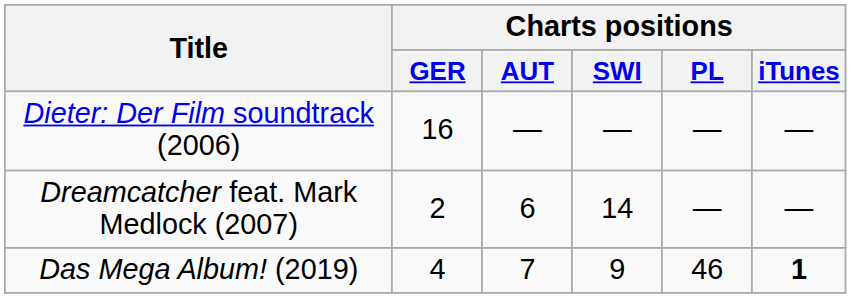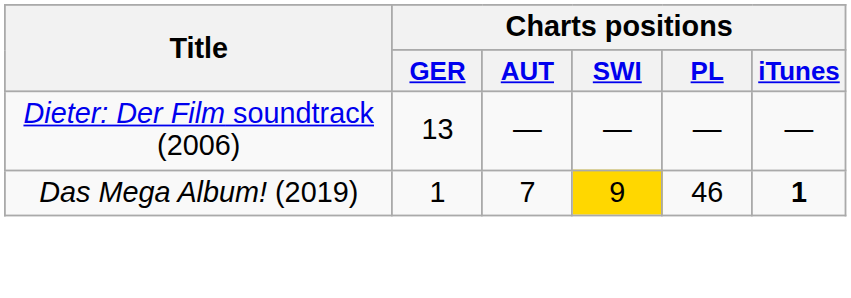(438, 130) 16 -> (438, 130) 13
- row: (199, 208)
(438, 270) 4 -> (438, 192) 1
(617, 270) no background -> (617, 192) gold background
